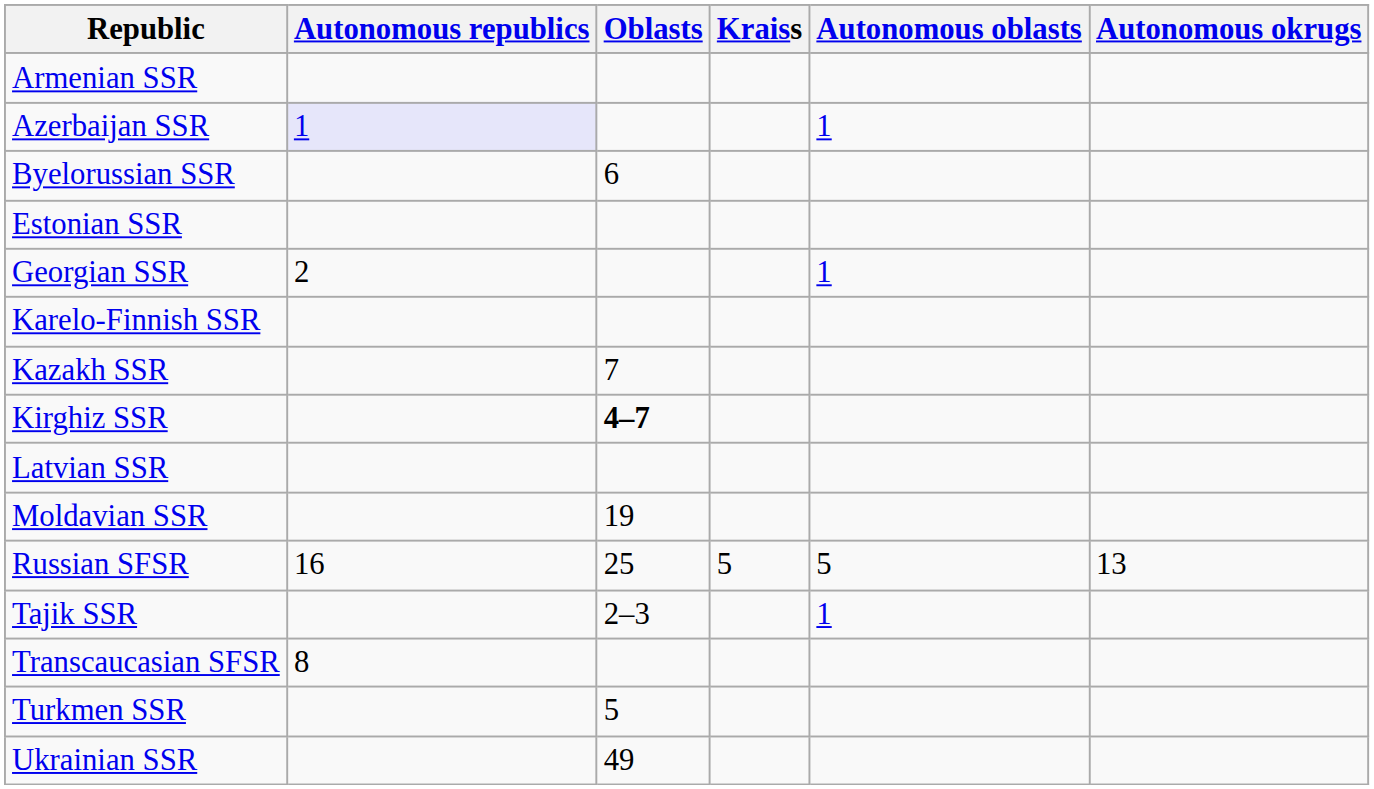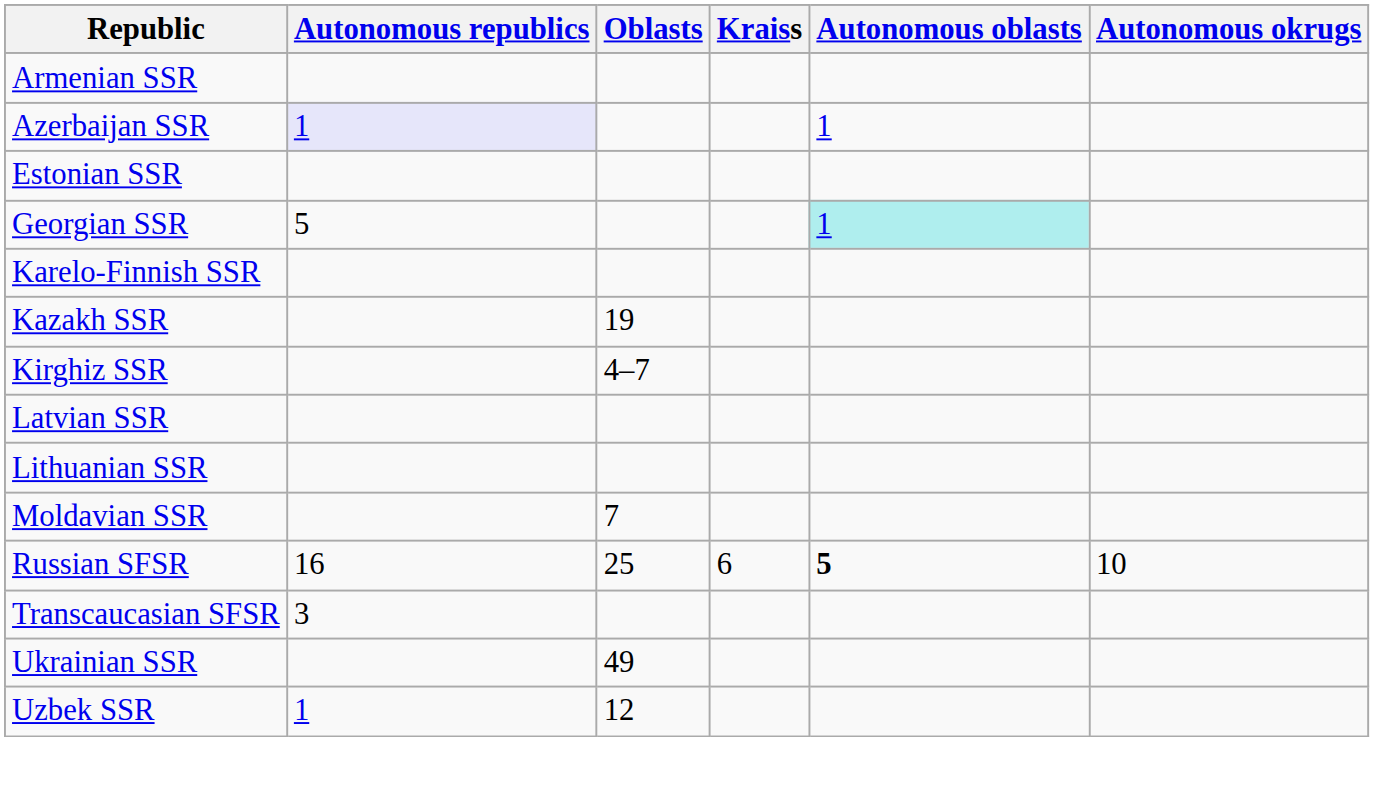- row: (123, 175)
(302, 272) 2 -> (302, 223) 5
(824, 272) no background -> (824, 223) paleturquoise background
(611, 369) 7 -> (619, 321) 19
(627, 418) bold -> (627, 369) normal
+ row: (110, 467)
(619, 516) 19 -> (611, 516) 7
(725, 564) 5 -> (725, 564) 6
(824, 564) normal -> (824, 564) bold
(1111, 564) 13 -> (1111, 564) 10
- row: (75, 613)
(302, 662) 8 -> (302, 613) 3
- row: (99, 710)
+ row: (83, 710)
